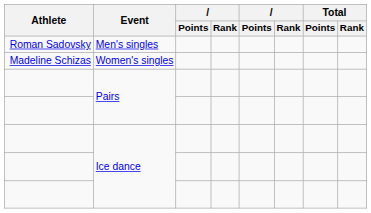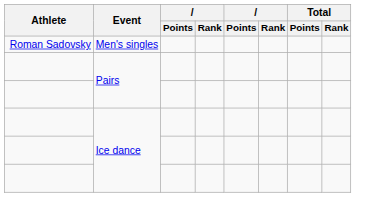- row: (49, 61)
